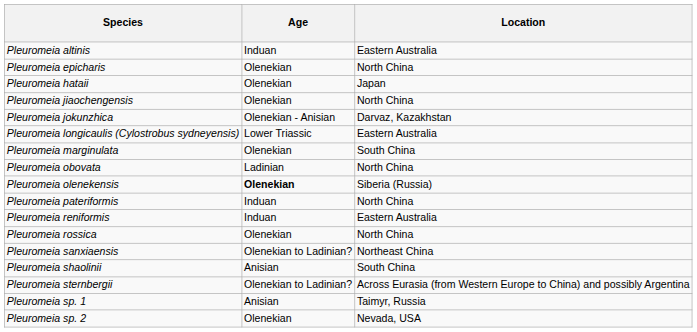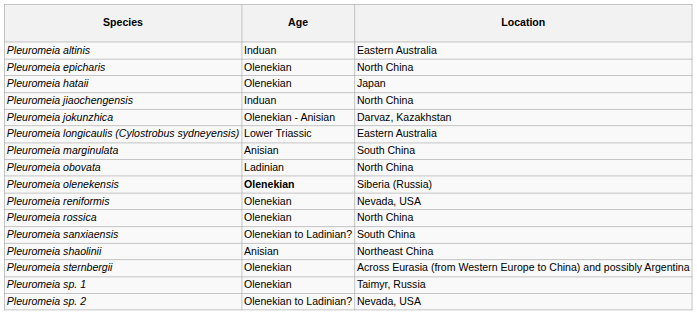(268, 100) Olenekian -> (260, 100) Induan
(268, 151) Olenekian -> (261, 151) Anisian
- row: (63, 201)
(260, 218) Induan -> (268, 201) Olenekian
(397, 218) Eastern Australia -> (389, 201) Nevada, USA
(395, 251) Northeast China -> (386, 234) South China
(386, 268) South China -> (395, 251) Northeast China
(298, 285) Olenekian to Ladinian? -> (268, 268) Olenekian
(261, 301) Anisian -> (268, 285) Olenekian
(268, 318) Olenekian -> (298, 301) Olenekian to Ladinian?
